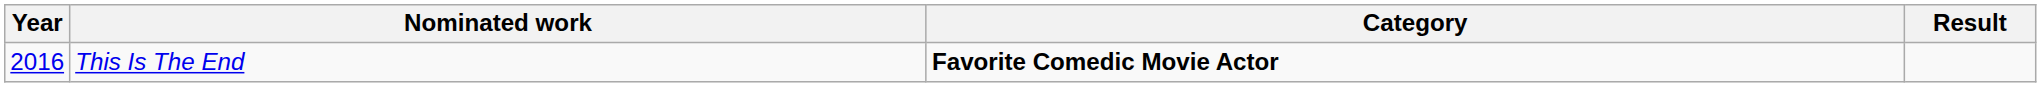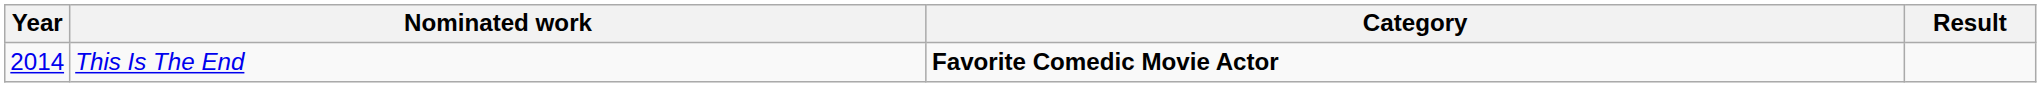(37, 61) 2016 -> (37, 61) 2014
